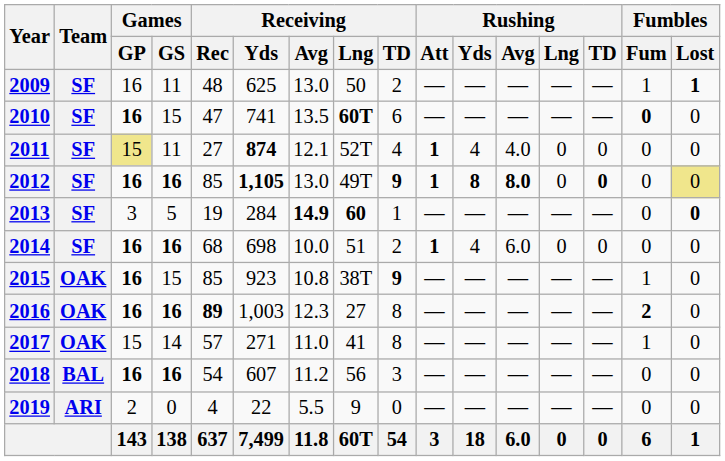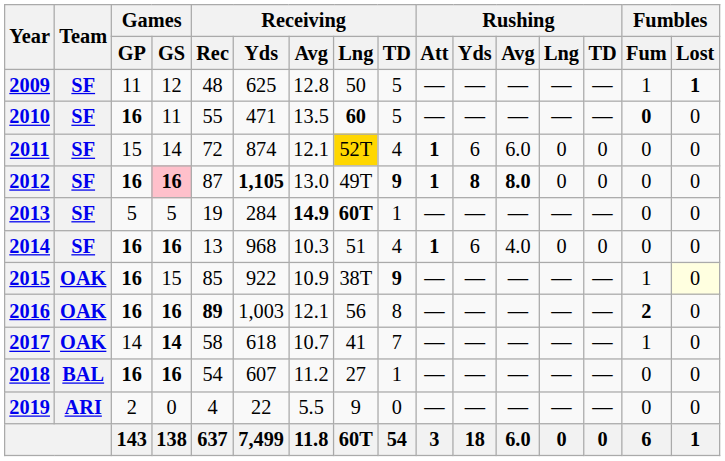(132, 85) 16 -> (132, 85) 11
(172, 85) 11 -> (172, 85) 12
(311, 85) 13.0 -> (311, 85) 12.8
(397, 85) 2 -> (397, 85) 5
(172, 117) 15 -> (172, 117) 11
(213, 117) 47 -> (213, 117) 55
(261, 117) 741 -> (261, 117) 471
(356, 117) 60T -> (356, 117) 60
(397, 117) 6 -> (397, 117) 5
(132, 149) khaki background -> (132, 149) no background
(172, 149) 11 -> (172, 149) 14
(213, 149) 27 -> (213, 149) 72
(261, 149) bold -> (261, 149) normal
(356, 149) no background -> (356, 149) gold background
(475, 149) 4 -> (475, 149) 6
(518, 149) 4.0 -> (518, 149) 6.0
(172, 181) no background -> (172, 181) pink background
(213, 181) 85 -> (213, 181) 87
(602, 181) bold -> (602, 181) normal
(695, 181) khaki background -> (695, 181) no background
(132, 213) 3 -> (132, 213) 5
(356, 213) 60 -> (356, 213) 60T
(695, 213) bold -> (695, 213) normal
(213, 246) 68 -> (213, 246) 13
(261, 246) 698 -> (261, 246) 968
(311, 246) 10.0 -> (311, 246) 10.3
(397, 246) 2 -> (397, 246) 4
(475, 246) 4 -> (475, 246) 6
(518, 246) 6.0 -> (518, 246) 4.0
(261, 278) 923 -> (261, 278) 922
(311, 278) 10.8 -> (311, 278) 10.9
(695, 278) no background -> (695, 278) lightyellow background
(311, 310) 12.3 -> (311, 310) 12.1
(356, 310) 27 -> (356, 310) 56
(132, 342) 15 -> (132, 342) 14
(172, 342) normal -> (172, 342) bold
(213, 342) 57 -> (213, 342) 58
(261, 342) 271 -> (261, 342) 618
(311, 342) 11.0 -> (311, 342) 10.7
(397, 342) 8 -> (397, 342) 7
(356, 375) 56 -> (356, 375) 27
(397, 375) 3 -> (397, 375) 1
